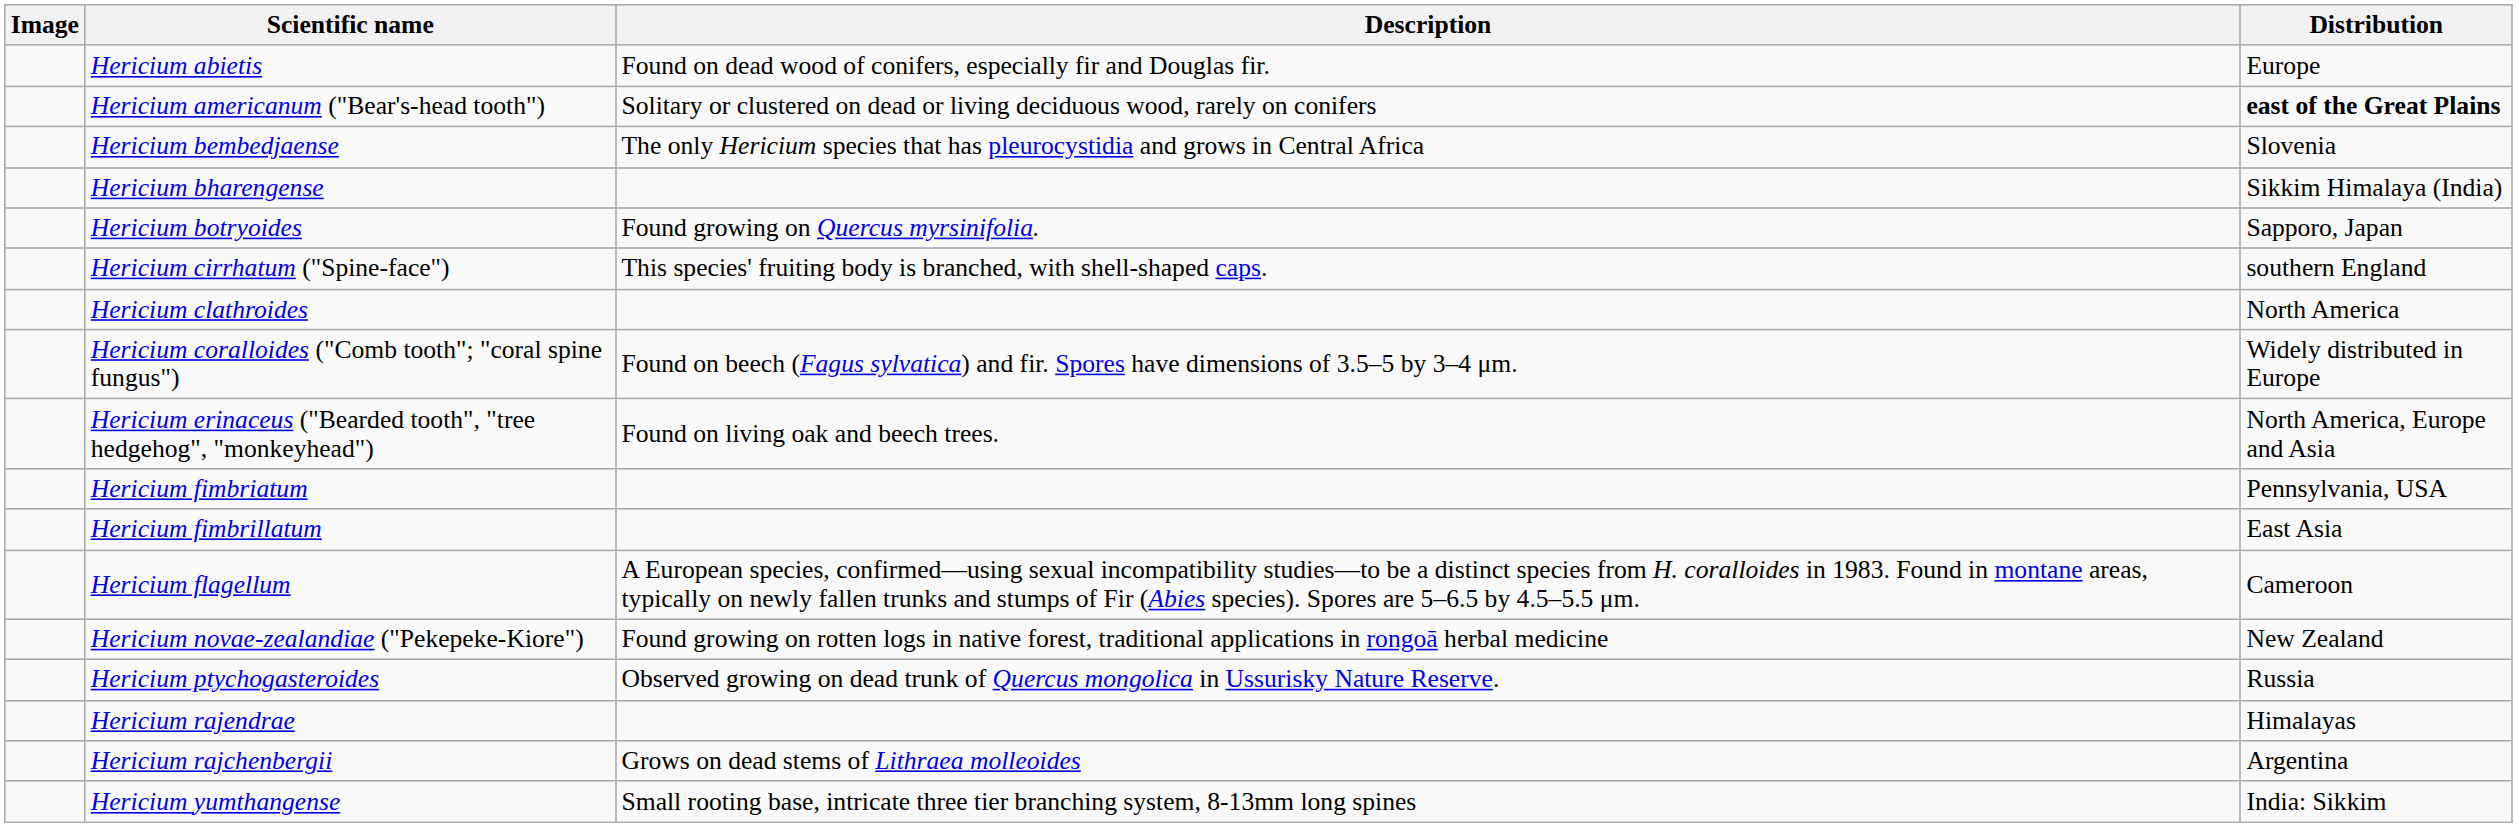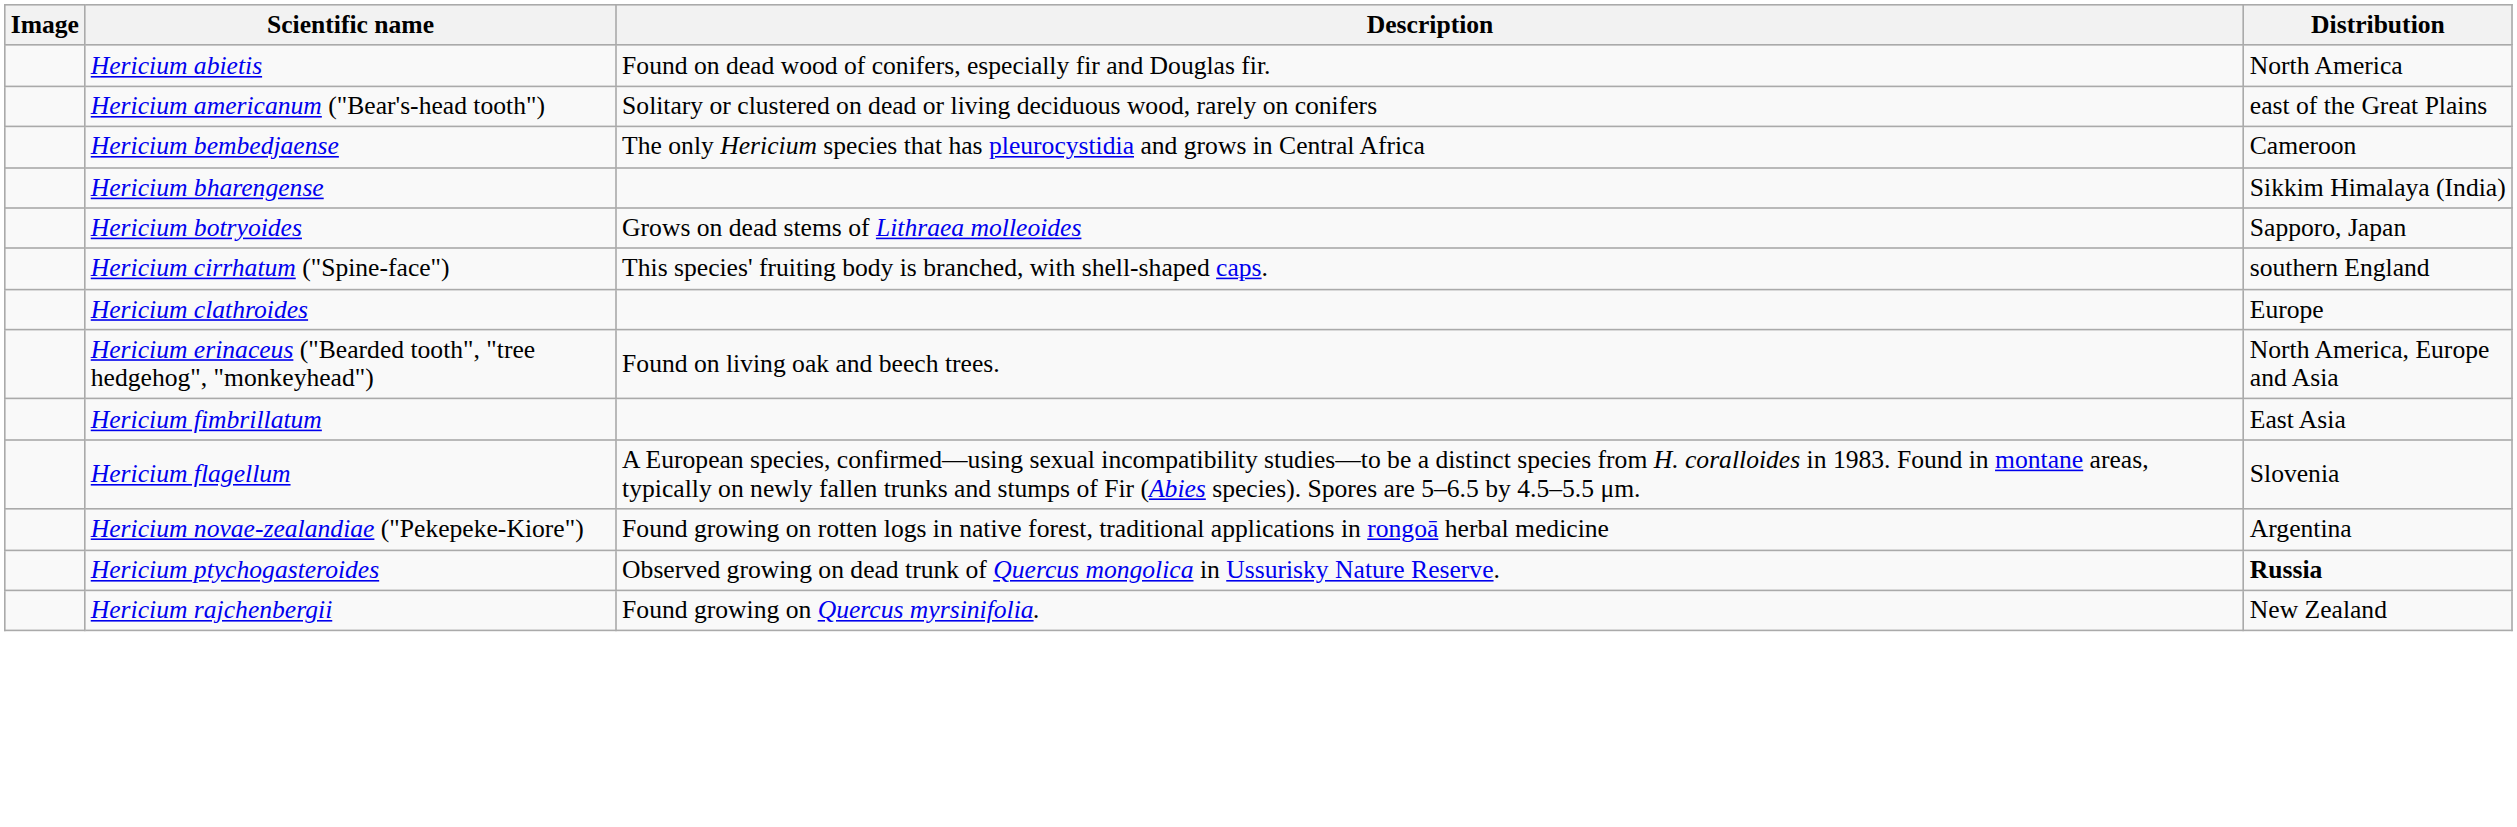(2283, 65) Europe -> (2326, 65) North America
(2373, 106) bold -> (2369, 106) normal
(2291, 146) Slovenia -> (2303, 146) Cameroon
(830, 227) Found growing on Quercus myrsinifolia. -> (852, 227) Grows on dead stems of Lithraea molleoides
(2323, 308) North America -> (2287, 308) Europe
- row: (346, 364)
- row: (199, 488)
(2300, 584) Cameroon -> (2295, 474) Slovenia
(2315, 639) New Zealand -> (2301, 529) Argentina
(2281, 679) normal -> (2286, 569) bold
- row: (193, 720)
(851, 760) Grows on dead stems of Lithraea molleoides -> (831, 610) Found growing on Quercus myrsinifolia.
(2297, 760) Argentina -> (2318, 610) New Zealand
- row: (216, 801)
